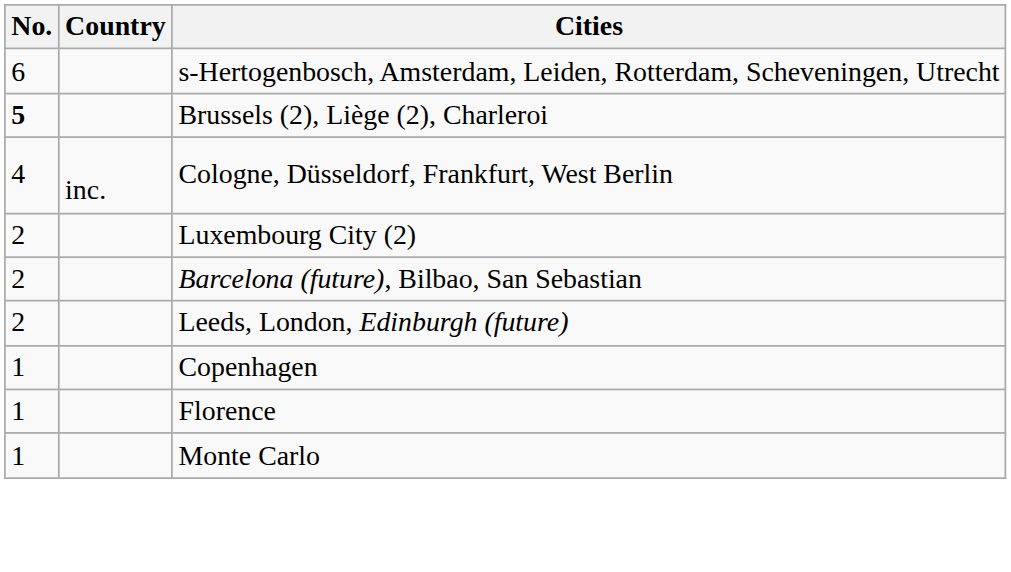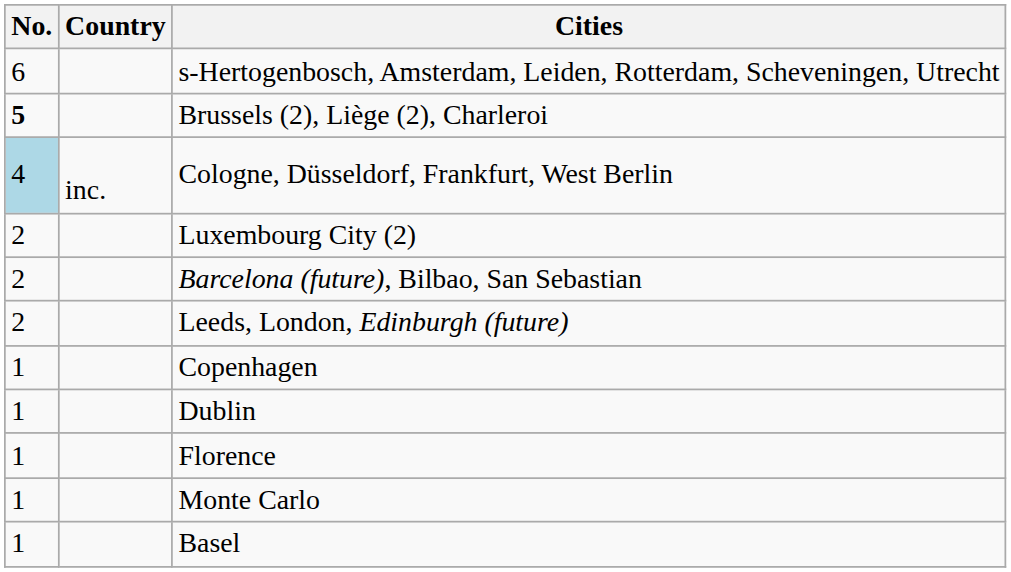(18, 174) no background -> (18, 174) lightblue background
+ row: (217, 411)
+ row: (209, 543)
